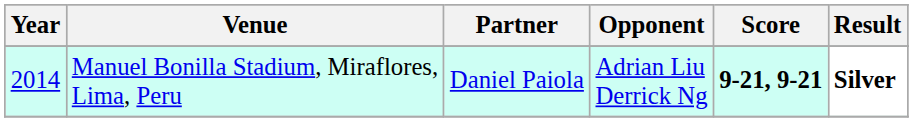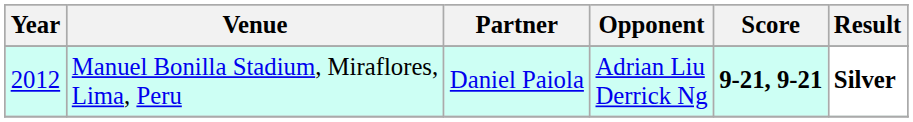(35, 80) 2014 -> (35, 80) 2012
